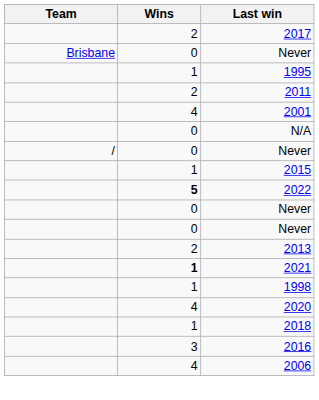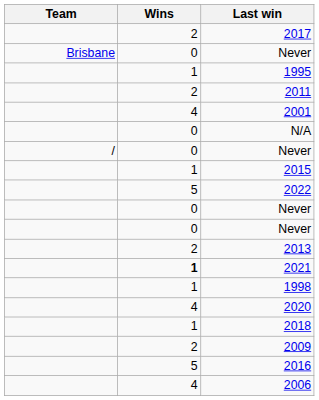(194, 190) bold -> (194, 190) normal
+ row: (61, 346)
(194, 346) 3 -> (194, 365) 5
